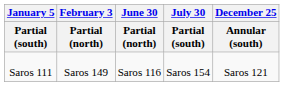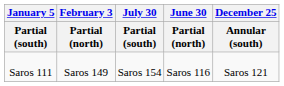columns swapped: (139, 36) <-> (188, 36)
